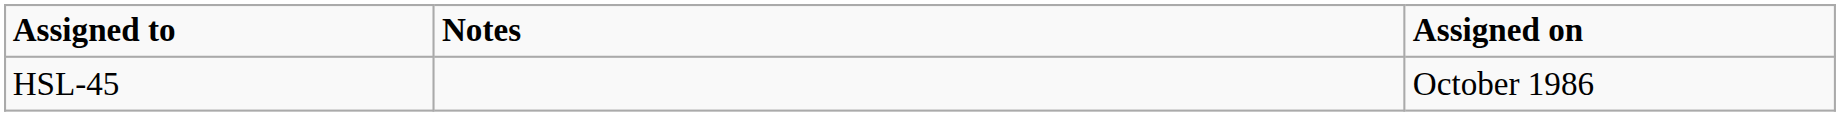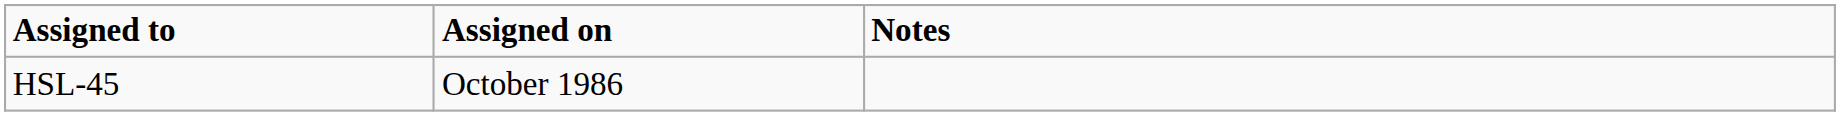columns swapped: (1498, 30) <-> (481, 30)
